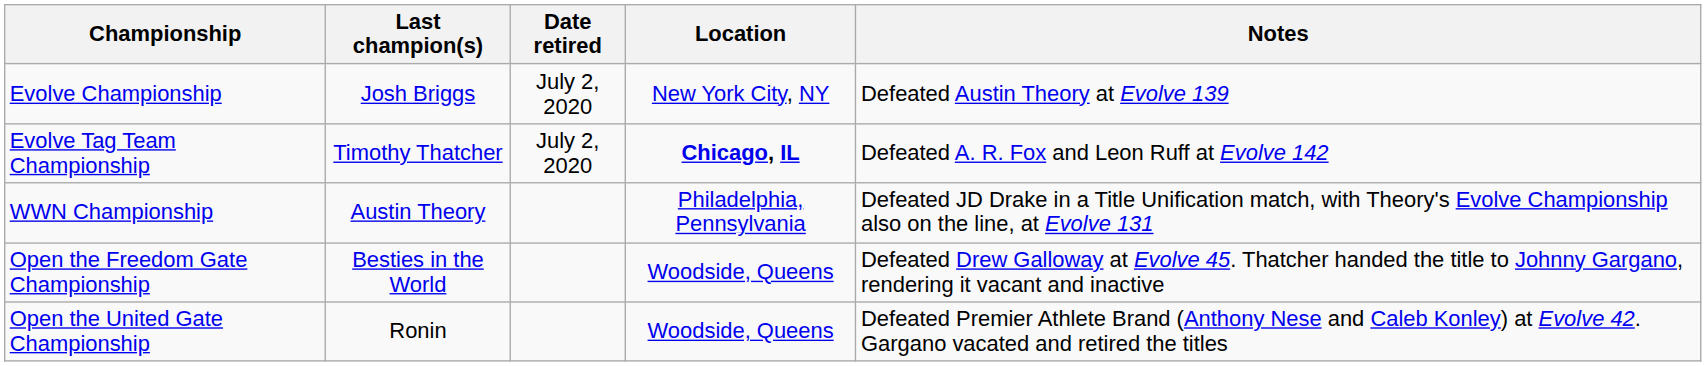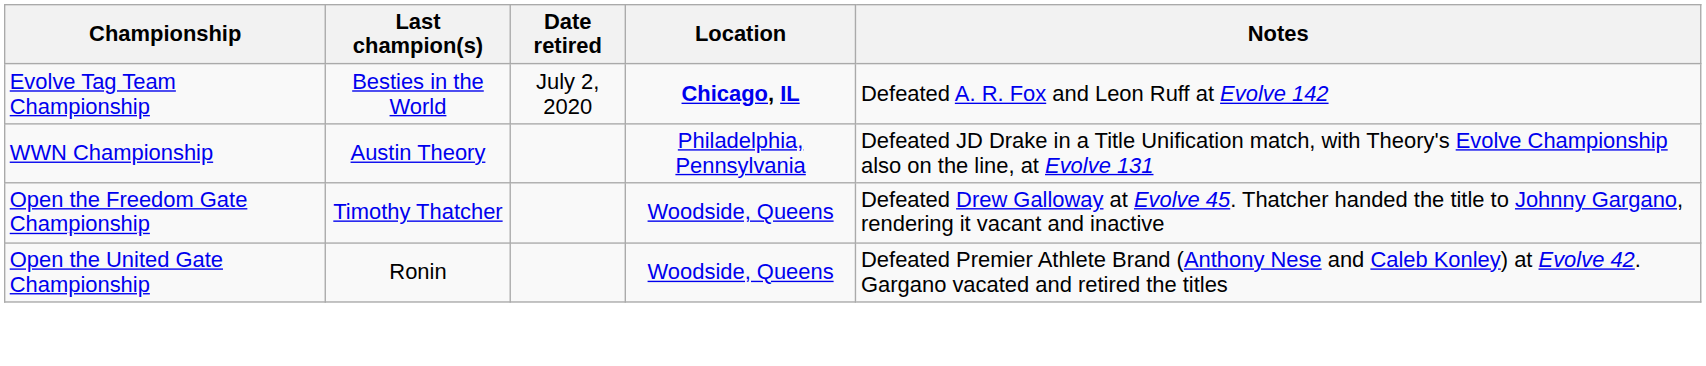- row: (116, 93)
(418, 153) Timothy Thatcher -> (418, 93) Besties in the World
(418, 271) Besties in the World -> (418, 212) Timothy Thatcher
